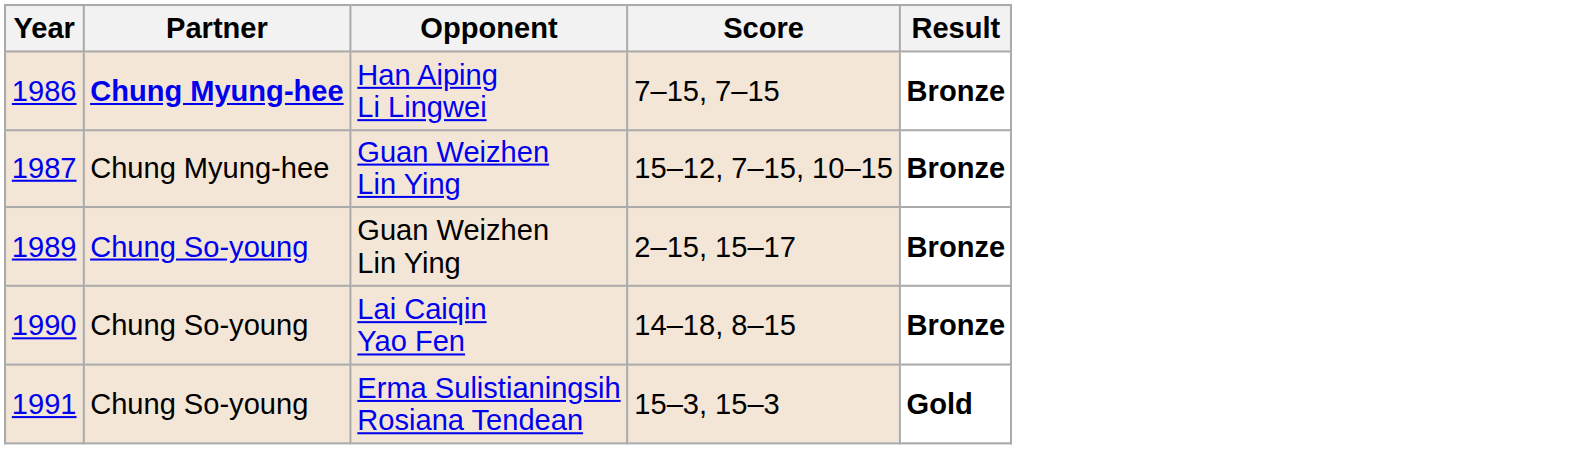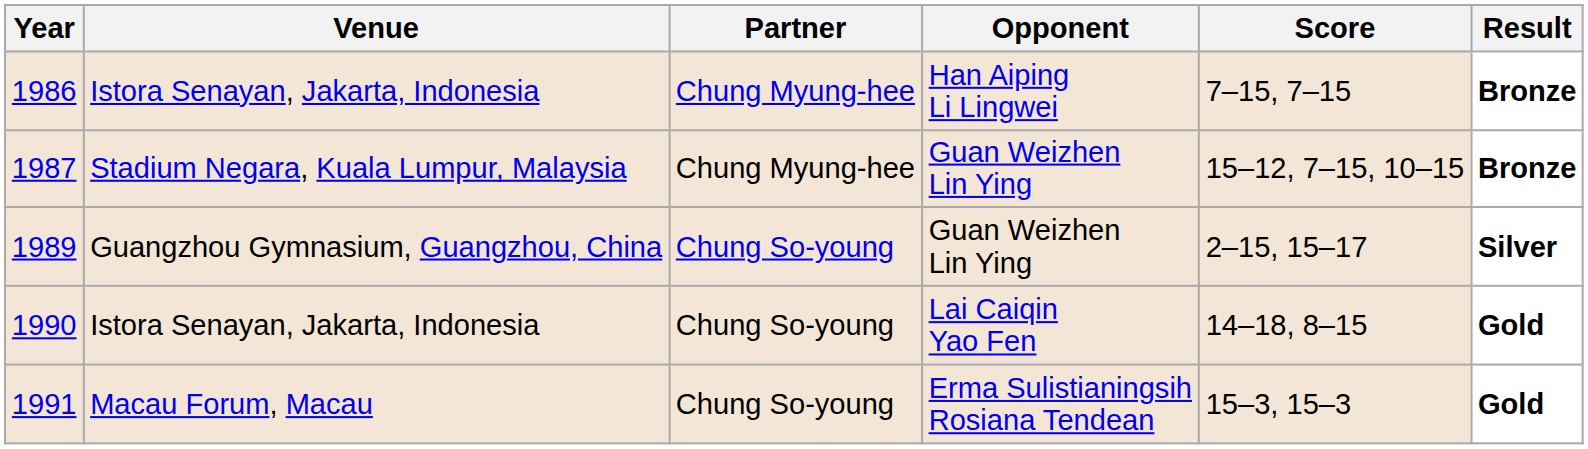+ column: (376, 28)
(217, 90) bold -> (795, 90) normal
(956, 247) Bronze -> (1518, 247) Silver
(956, 325) Bronze -> (1511, 325) Gold
